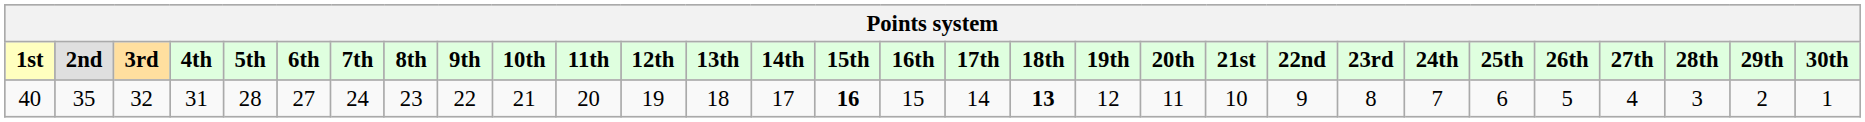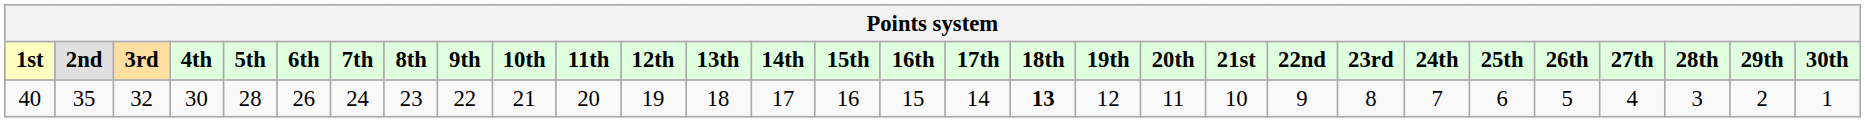(196, 97) 31 -> (196, 97) 30
(304, 97) 27 -> (304, 97) 26
(848, 97) bold -> (848, 97) normal
